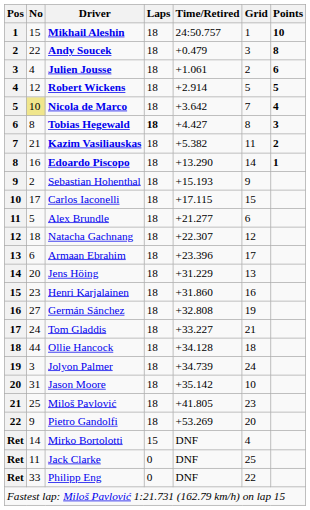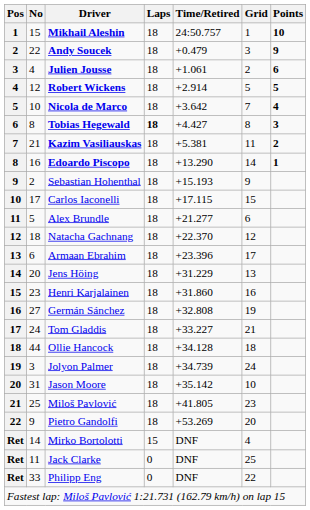(276, 51) 8 -> (276, 51) 9
(35, 106) khaki background -> (35, 106) no background
(191, 143) +5.382 -> (191, 143) +5.381
(194, 236) +22.307 -> (194, 236) +22.370
